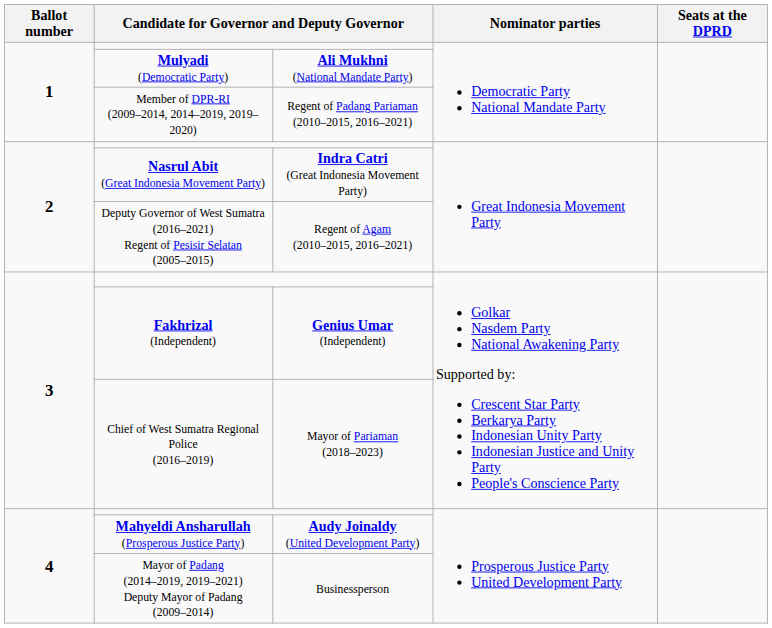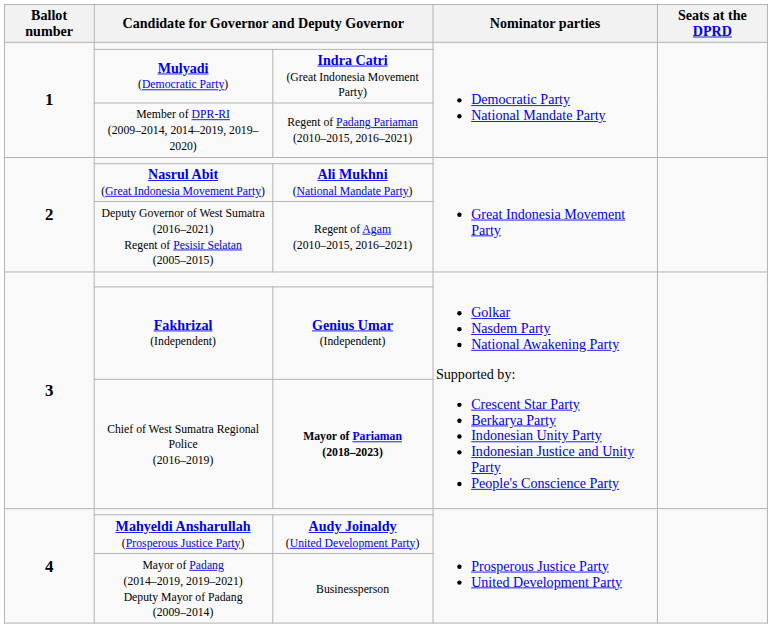(353, 68) Ali Mukhni (National Mandate Party) -> (353, 76) Indra Catri (Great Indonesia Movement Party)
(353, 174) Indra Catri (Great Indonesia Movement Party) -> (353, 182) Ali Mukhni (National Mandate Party)
(353, 444) normal -> (353, 443) bold
